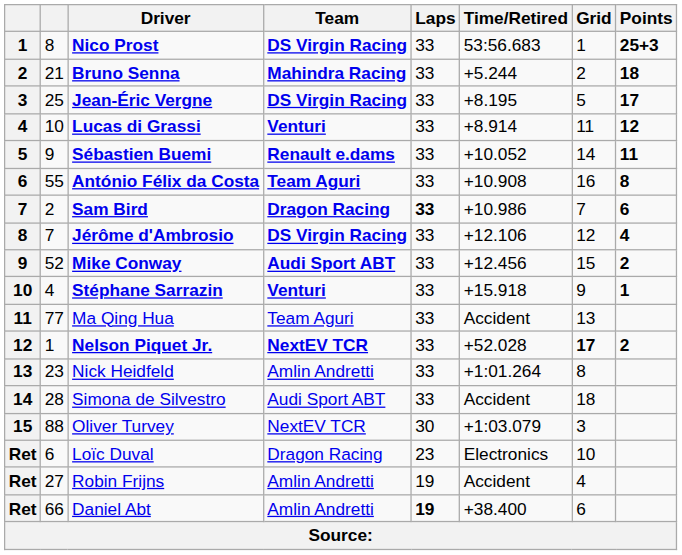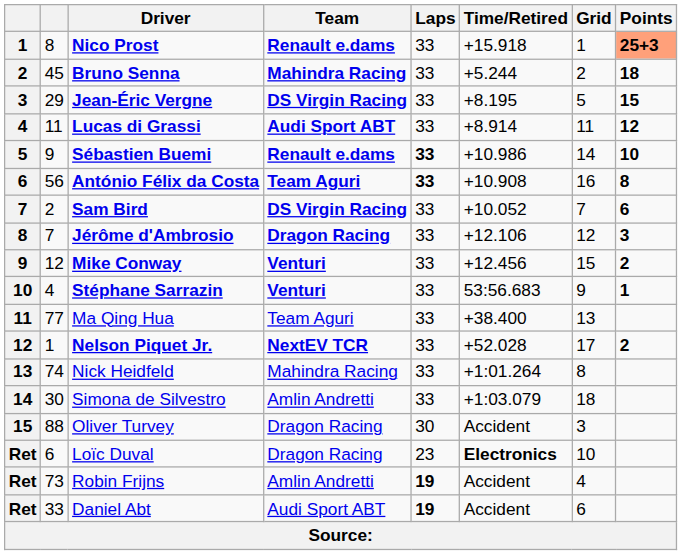(337, 45) DS Virgin Racing -> (331, 45) Renault e.dams
(502, 45) 53:56.683 -> (495, 45) +15.918
(639, 45) no background -> (639, 45) lightsalmon background
(54, 72) 21 -> (54, 72) 45
(54, 100) 25 -> (54, 100) 29
(629, 100) 17 -> (629, 100) 15
(54, 127) 10 -> (54, 127) 11
(297, 127) Venturi -> (331, 127) Audi Sport ABT
(425, 154) normal -> (425, 154) bold
(495, 154) +10.052 -> (495, 154) +10.986
(629, 154) 11 -> (629, 154) 10
(54, 181) 55 -> (54, 181) 56
(425, 181) normal -> (425, 181) bold
(329, 208) Dragon Racing -> (337, 208) DS Virgin Racing
(425, 208) bold -> (425, 208) normal
(495, 208) +10.986 -> (495, 208) +10.052
(337, 236) DS Virgin Racing -> (329, 236) Dragon Racing
(625, 236) 4 -> (625, 236) 3
(54, 263) 52 -> (54, 263) 12
(331, 263) Audi Sport ABT -> (297, 263) Venturi
(495, 290) +15.918 -> (502, 290) 53:56.683
(497, 317) Accident -> (495, 317) +38.400
(586, 345) bold -> (586, 345) normal
(54, 372) 23 -> (54, 372) 74
(321, 372) Amlin Andretti -> (333, 372) Mahindra Racing
(54, 399) 28 -> (54, 399) 30
(326, 399) Audi Sport ABT -> (321, 399) Amlin Andretti
(497, 399) Accident -> (502, 399) +1:03.079
(317, 426) NextEV TCR -> (325, 426) Dragon Racing
(502, 426) +1:03.079 -> (497, 426) Accident
(506, 453) normal -> (510, 453) bold
(54, 481) 27 -> (54, 481) 73
(425, 481) normal -> (425, 481) bold
(54, 508) 66 -> (54, 508) 33
(321, 508) Amlin Andretti -> (326, 508) Audi Sport ABT
(495, 508) +38.400 -> (497, 508) Accident
